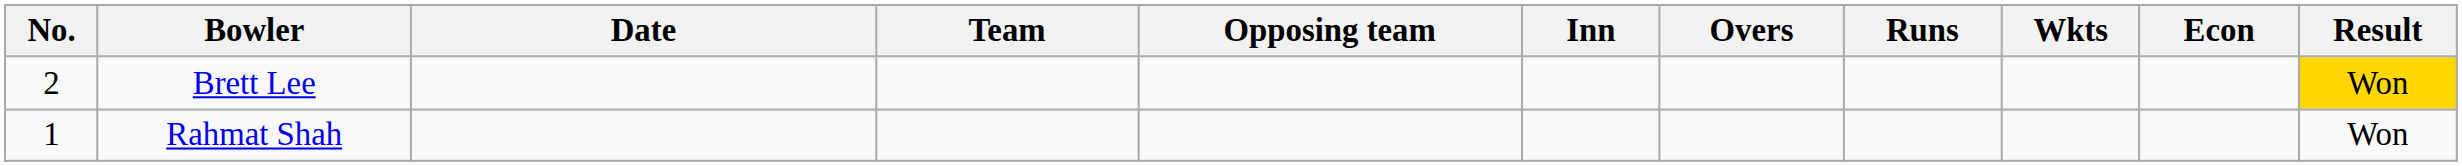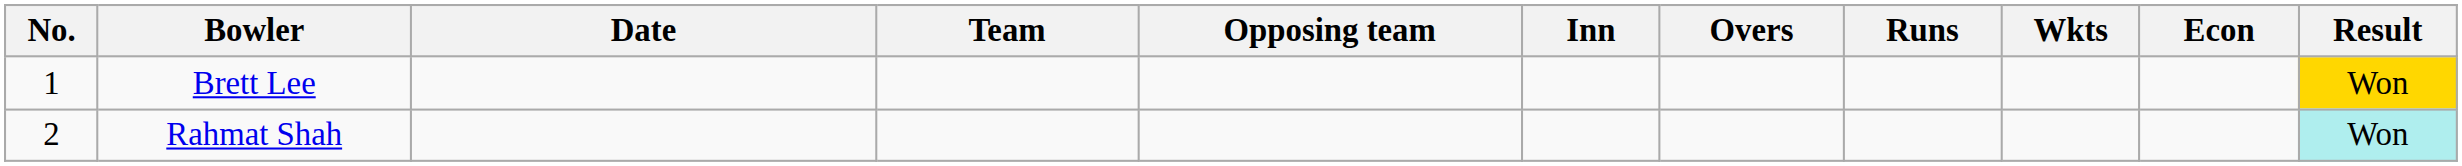(52, 82) 2 -> (52, 82) 1
(52, 134) 1 -> (52, 134) 2
(2378, 134) no background -> (2378, 134) paleturquoise background
